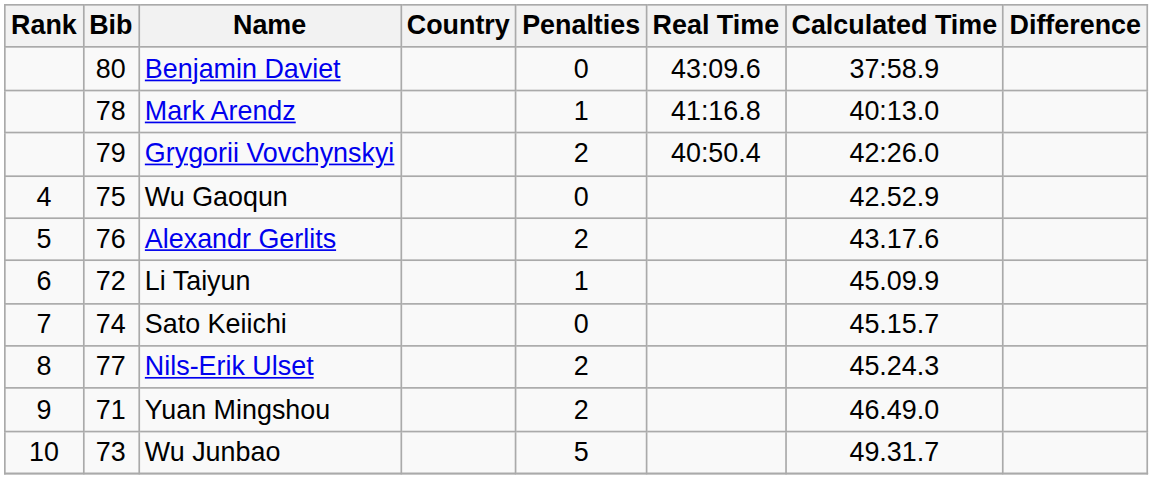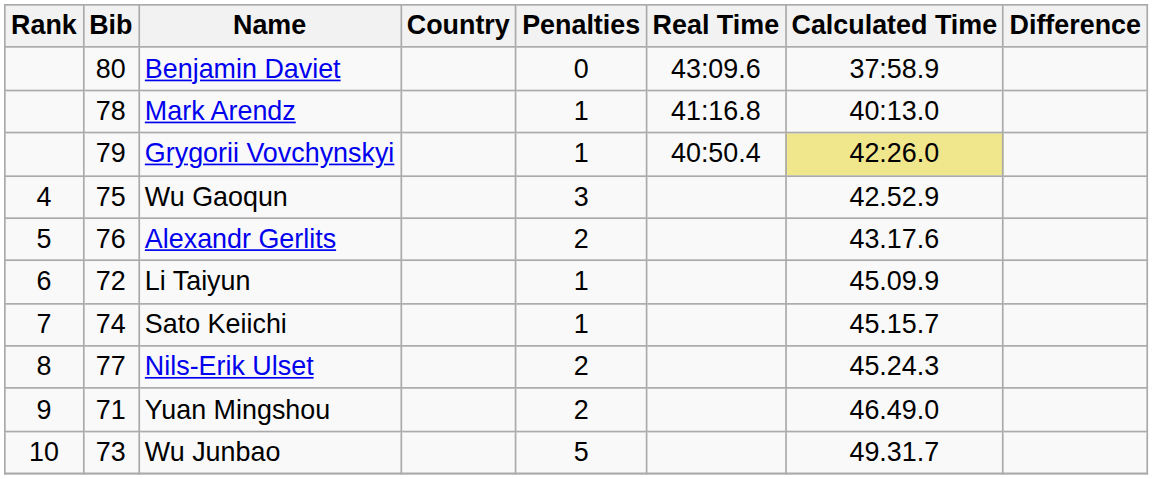(581, 153) 2 -> (581, 153) 1
(894, 153) no background -> (894, 153) khaki background
(581, 196) 0 -> (581, 196) 3
(581, 324) 0 -> (581, 324) 1
